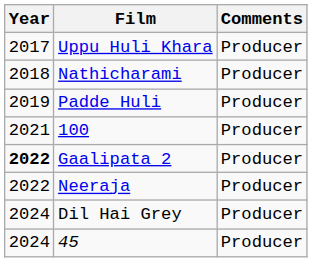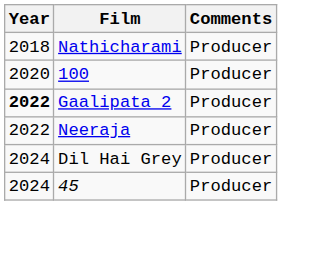- row: (135, 47)
- row: (110, 103)
(29, 131) 2021 -> (29, 75) 2020
